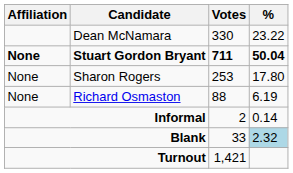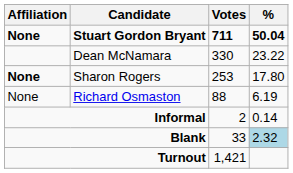rows swapped: (139, 56) <-> (122, 36)
(23, 77) normal -> (24, 77) bold
